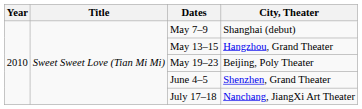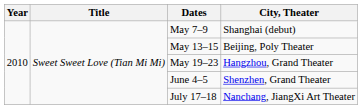(278, 46) Hangzhou, Grand Theater -> (268, 46) Beijing, Poly Theater
(268, 63) Beijing, Poly Theater -> (278, 63) Hangzhou, Grand Theater
